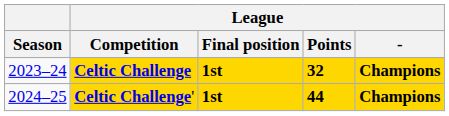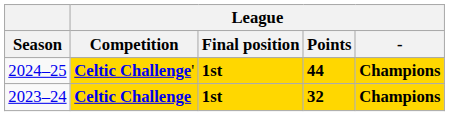rows swapped: (133, 70) <-> (134, 96)
